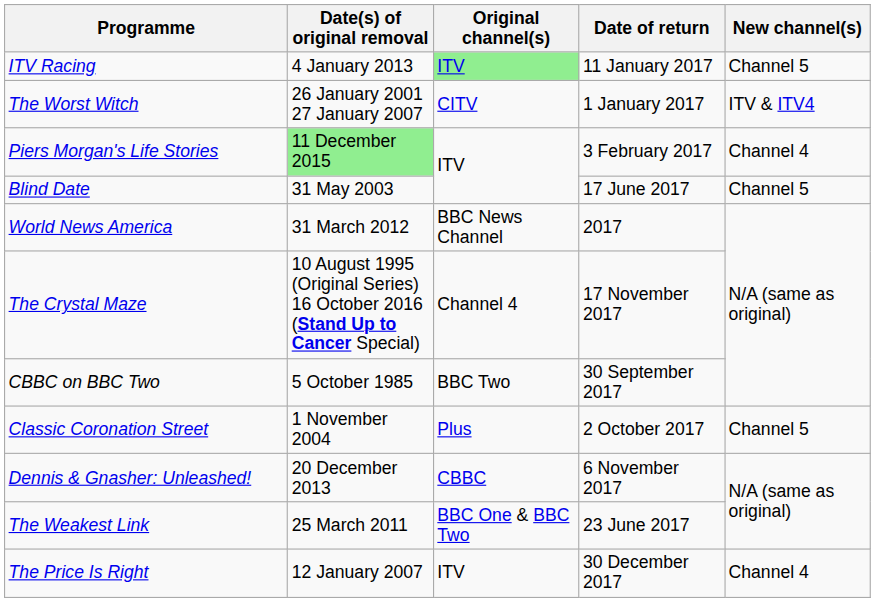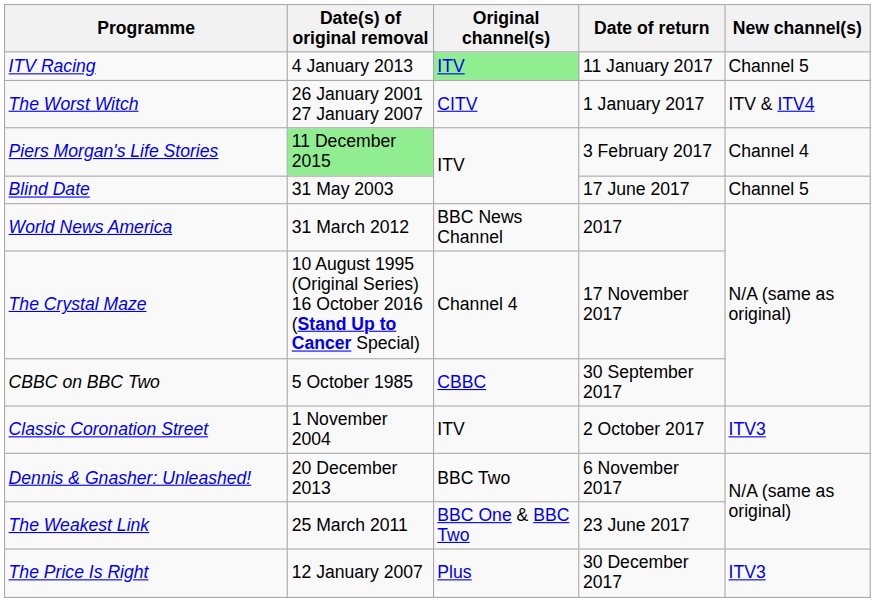(474, 382) BBC Two -> (462, 382) CBBC
(454, 429) Plus -> (451, 429) ITV
(769, 429) Channel 5 -> (747, 429) ITV3
(462, 477) CBBC -> (474, 477) BBC Two
(451, 572) ITV -> (454, 572) Plus
(769, 572) Channel 4 -> (747, 572) ITV3
